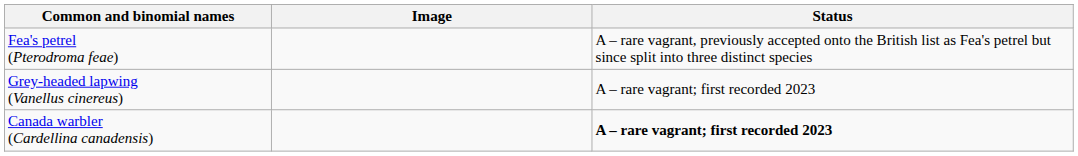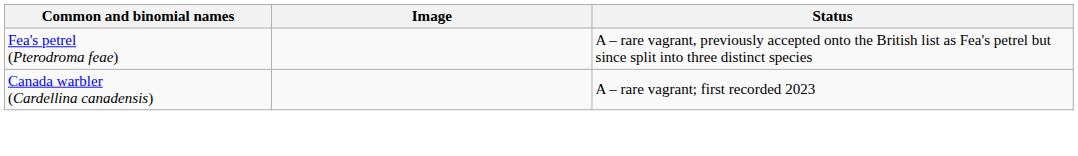- row: (73, 89)
(714, 130) bold -> (705, 89) normal
